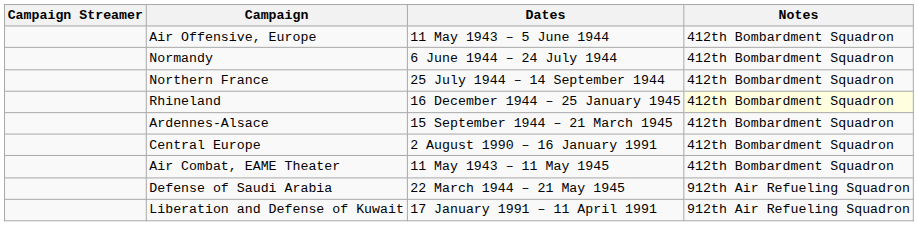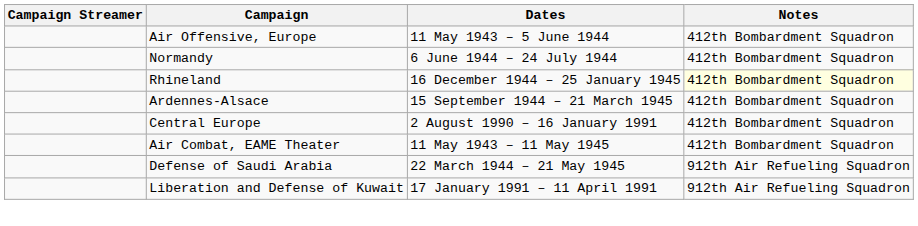- row: (209, 80)
